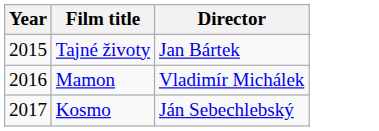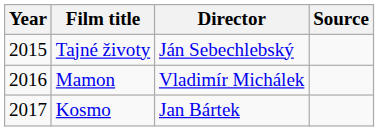+ column: (341, 19)
(199, 49) Jan Bártek -> (226, 49) Ján Sebechlebský
(226, 110) Ján Sebechlebský -> (199, 110) Jan Bártek
